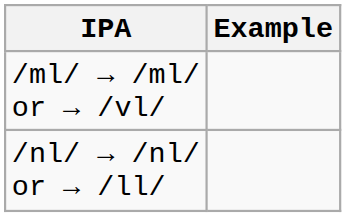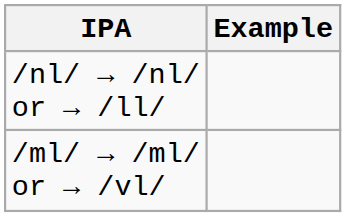rows swapped: (106, 91) <-> (106, 170)
